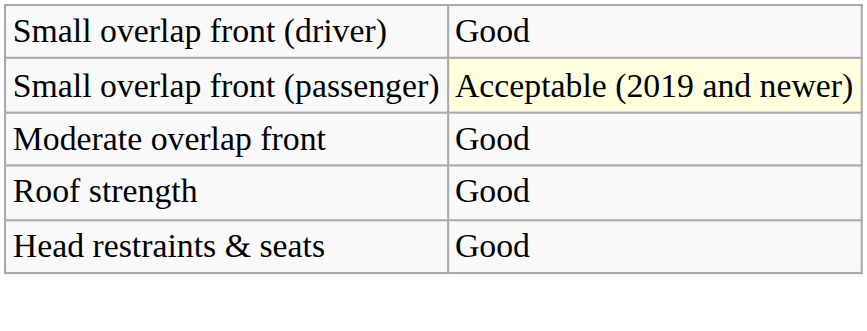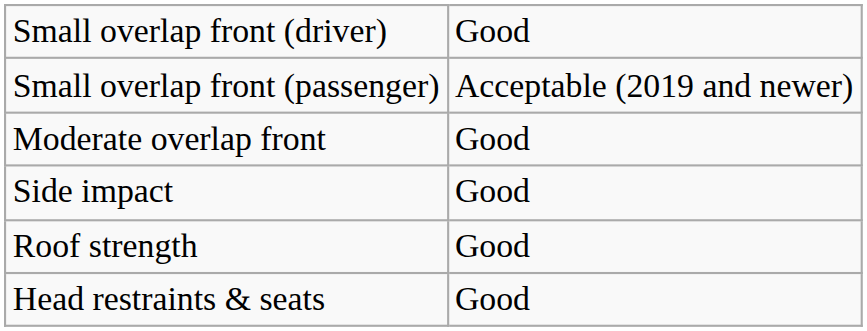(654, 84) lightyellow background -> (654, 84) no background
+ row: (93, 191)
